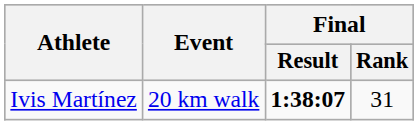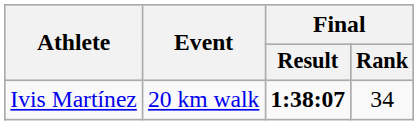(382, 100) 31 -> (382, 100) 34
